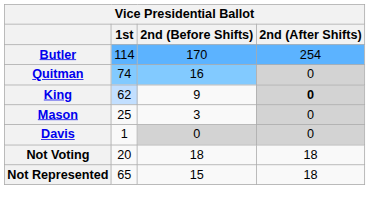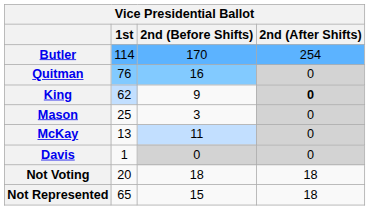(124, 74) 74 -> (124, 74) 76
+ row: (58, 134)
